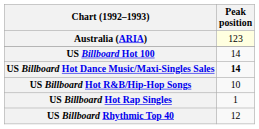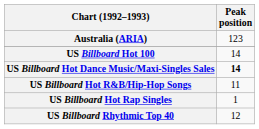(236, 38) lightyellow background -> (236, 38) no background
(236, 85) 10 -> (236, 85) 11
